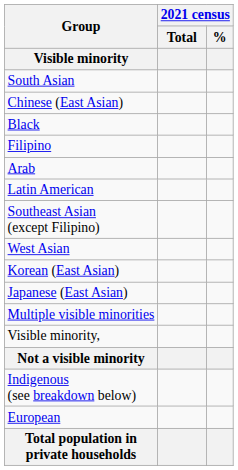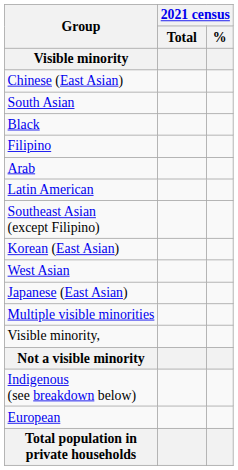rows swapped: (41, 80) <-> (65, 102)
rows swapped: (39, 249) <-> (63, 270)
